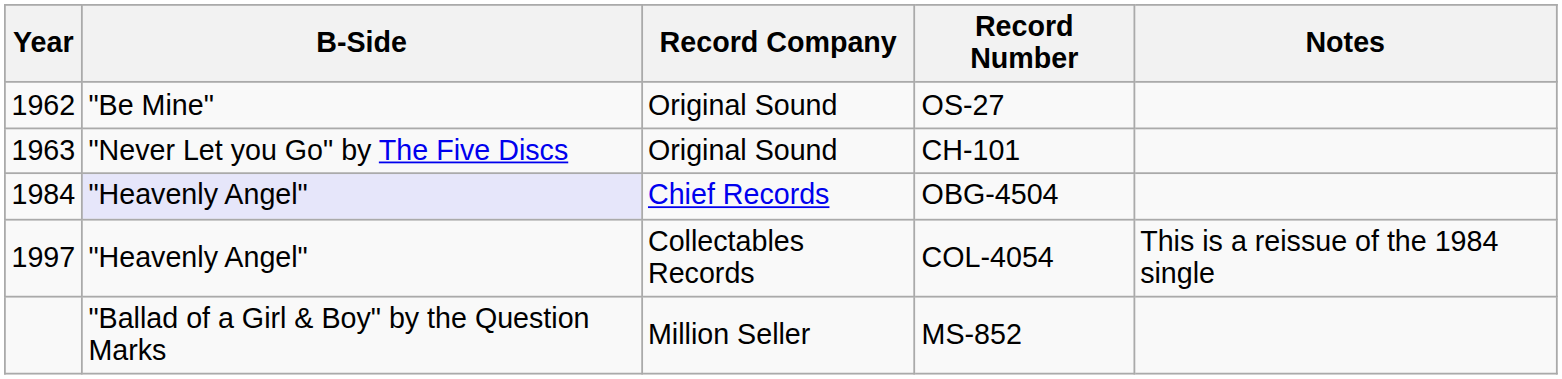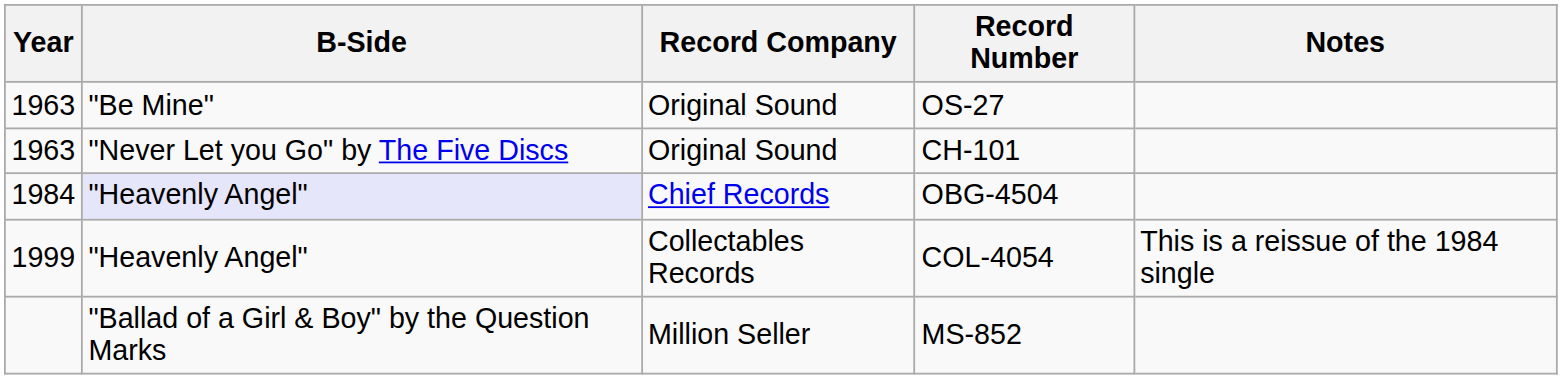(43, 104) 1962 -> (43, 104) 1963
(43, 257) 1997 -> (43, 257) 1999
